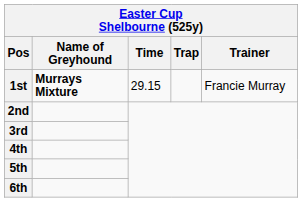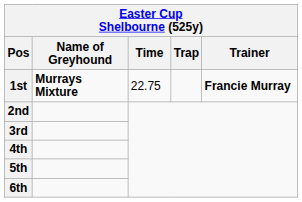(146, 85) 29.15 -> (146, 85) 22.75
(245, 85) normal -> (248, 85) bold
